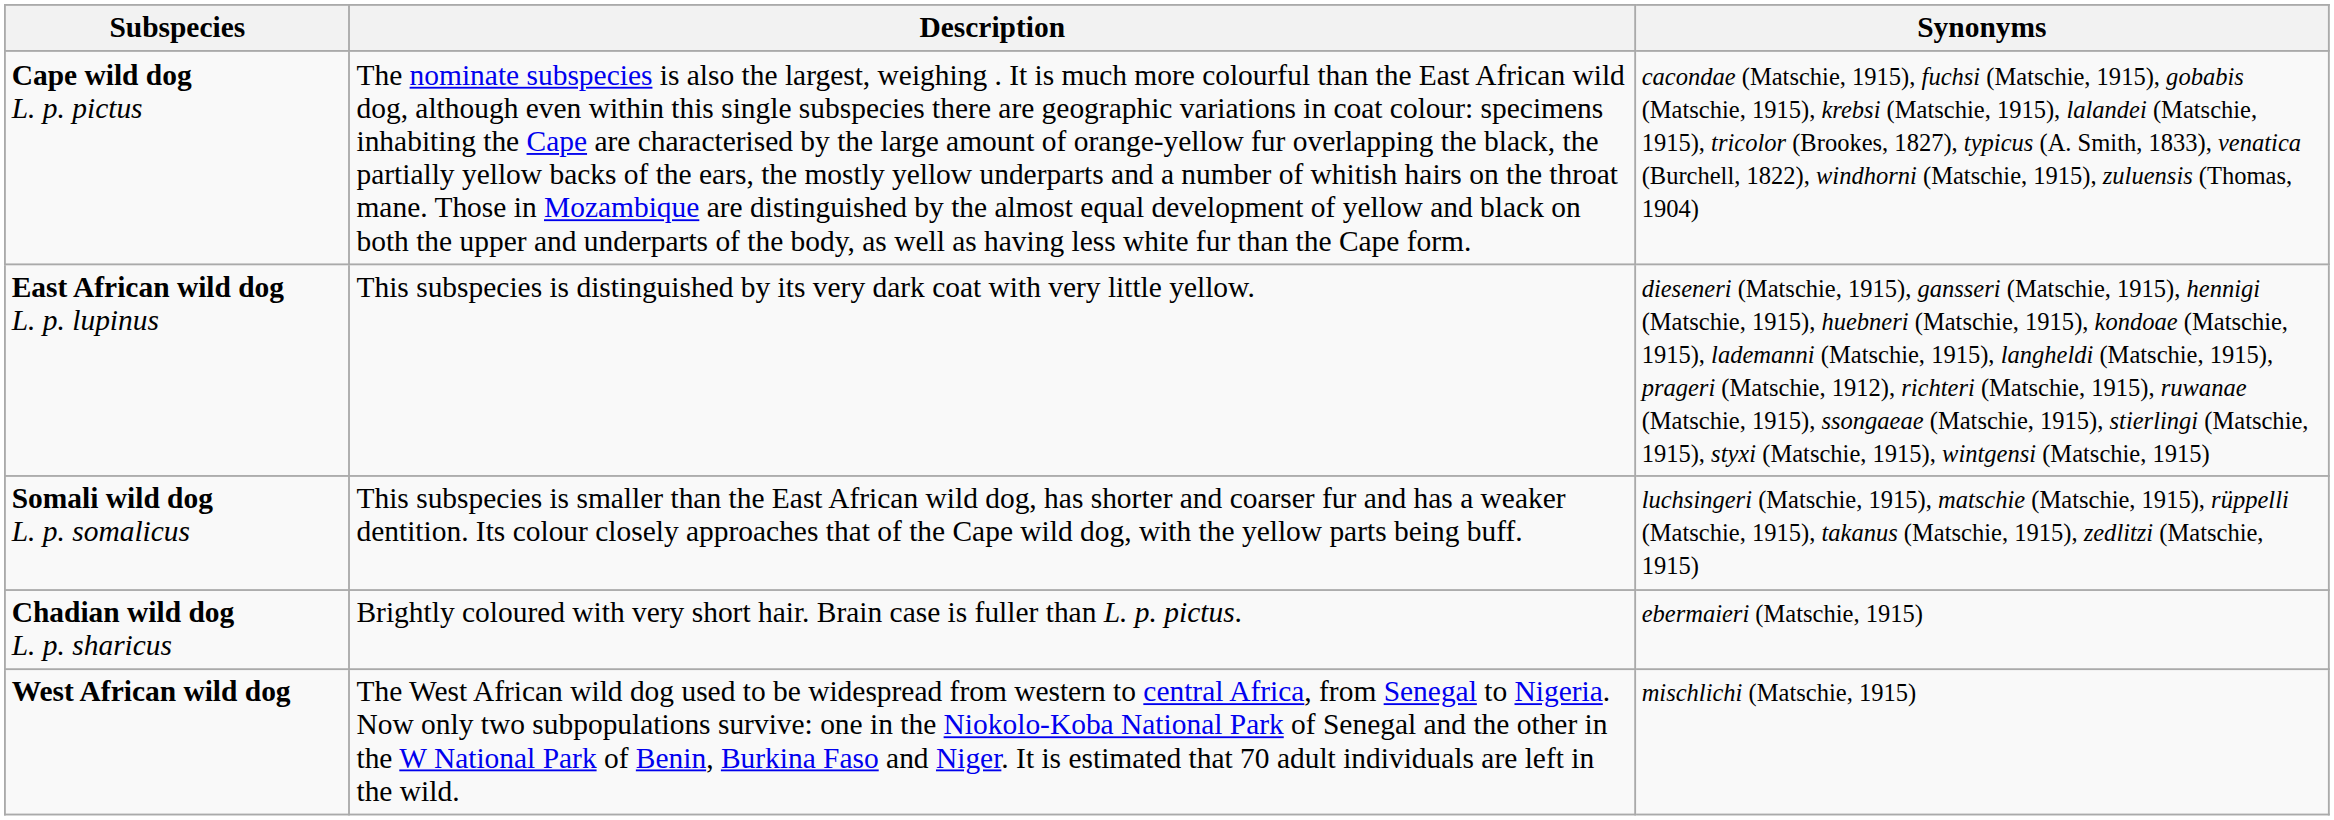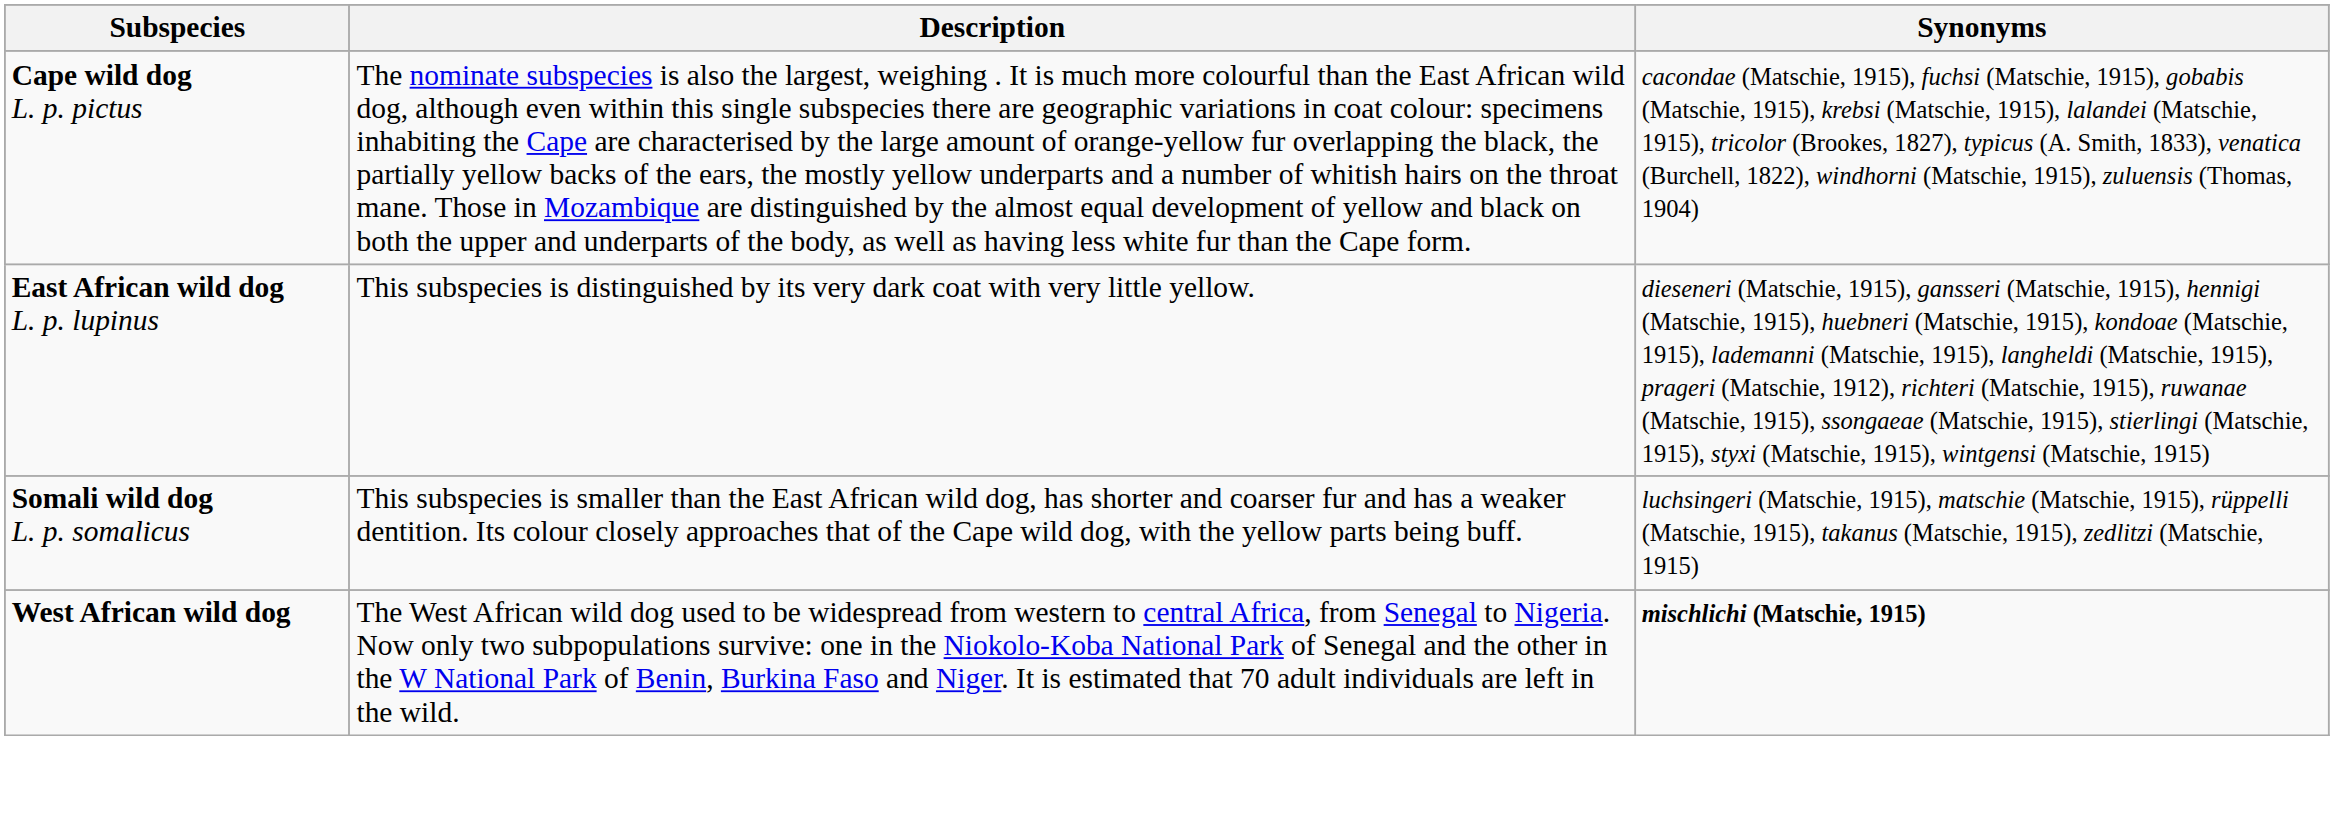- row: (123, 628)
(1779, 693) normal -> (1784, 612) bold
